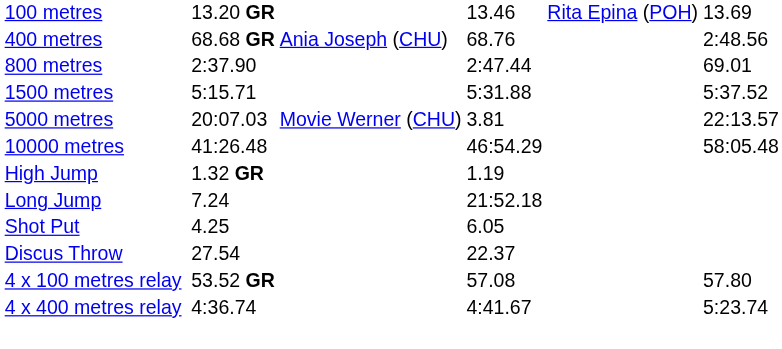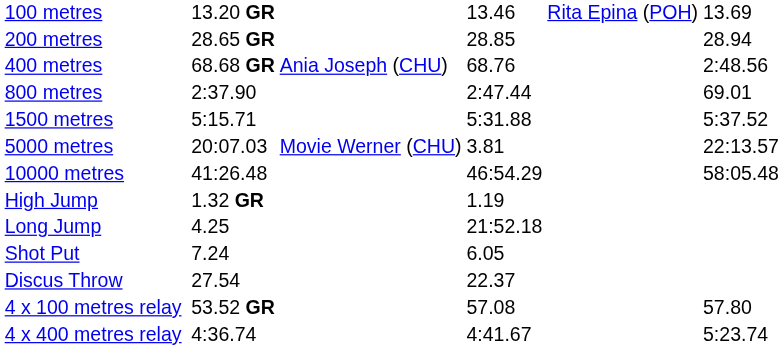+ row: (53, 39)
(210, 200) 7.24 -> (210, 227) 4.25
(210, 227) 4.25 -> (210, 254) 7.24
